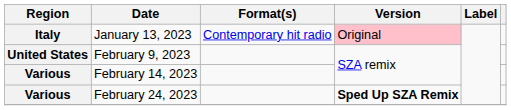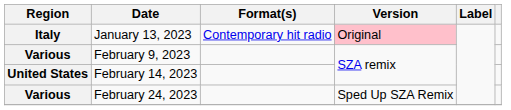(48, 54) United States -> (48, 54) Various
(48, 74) Various -> (48, 74) United States
(398, 94) bold -> (395, 94) normal
